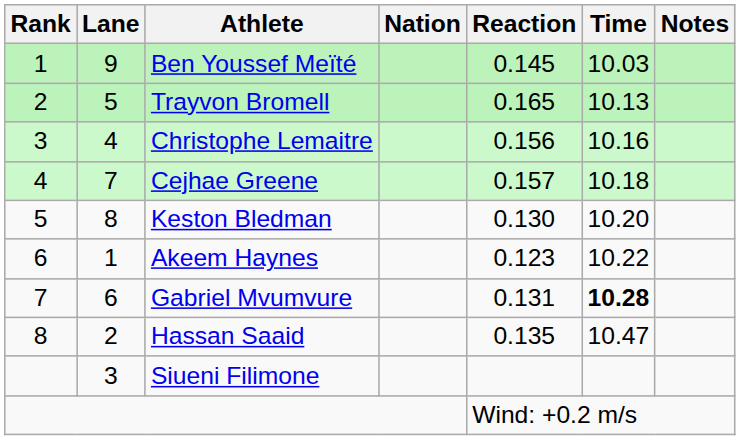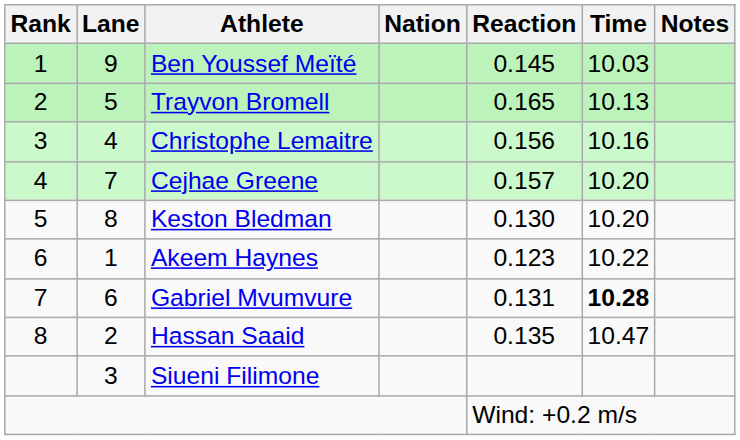(618, 180) 10.18 -> (618, 180) 10.20
